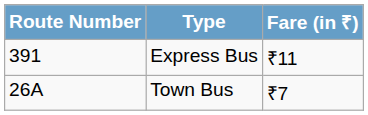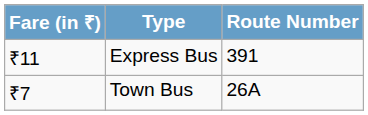columns swapped: (75, 22) <-> (313, 23)
